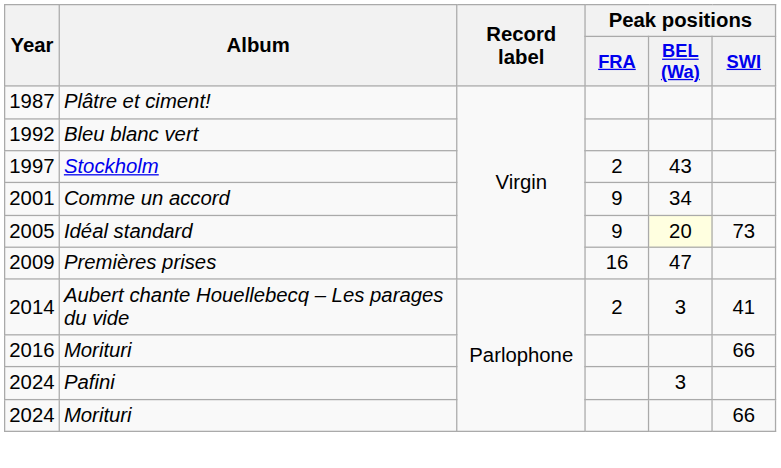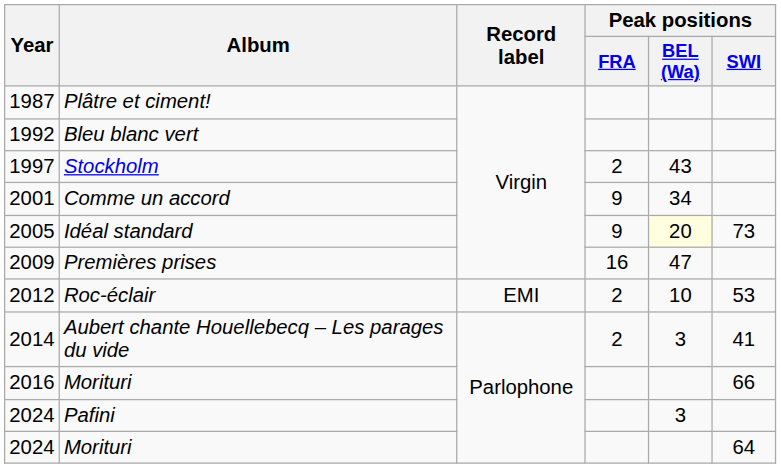+ row: (32, 295)
(744, 414) 66 -> (744, 447) 64
